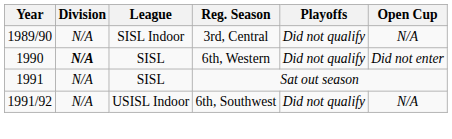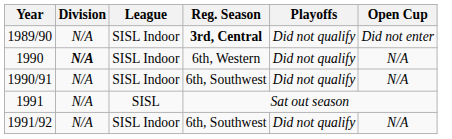(236, 36) normal -> (226, 36) bold
(408, 36) N/A -> (398, 36) Did not enter
(151, 58) SISL -> (146, 58) SISL Indoor
(408, 58) Did not enter -> (398, 58) N/A
+ row: (30, 79)
(151, 101) USISL Indoor -> (146, 123) SISL Indoor
